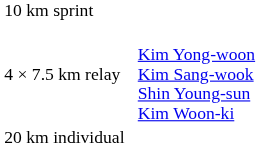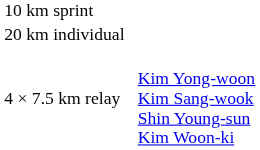rows swapped: (64, 137) <-> (62, 73)
